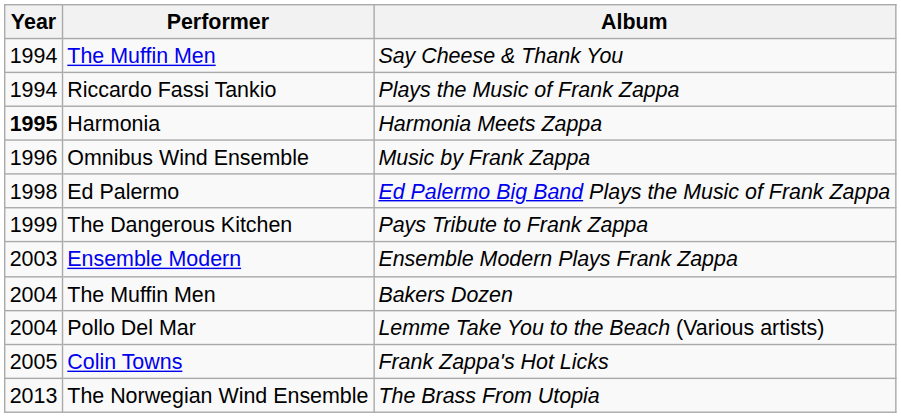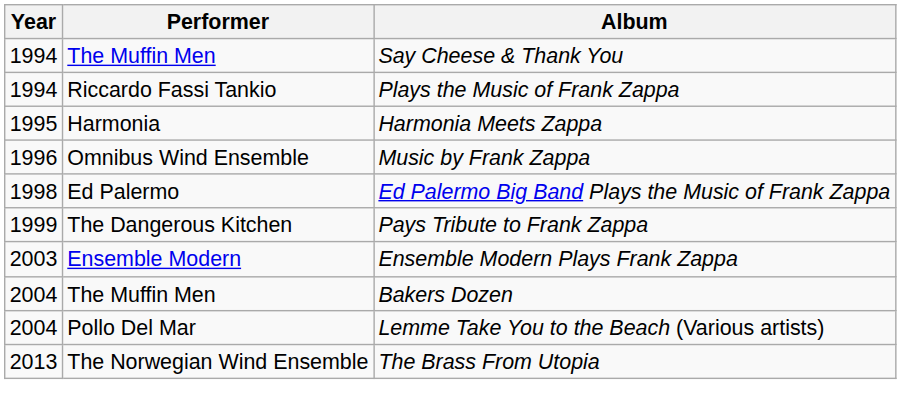(34, 124) bold -> (34, 124) normal
- row: (494, 361)
